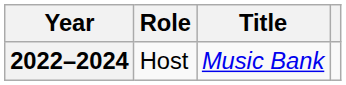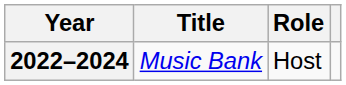columns swapped: (263, 23) <-> (165, 23)
